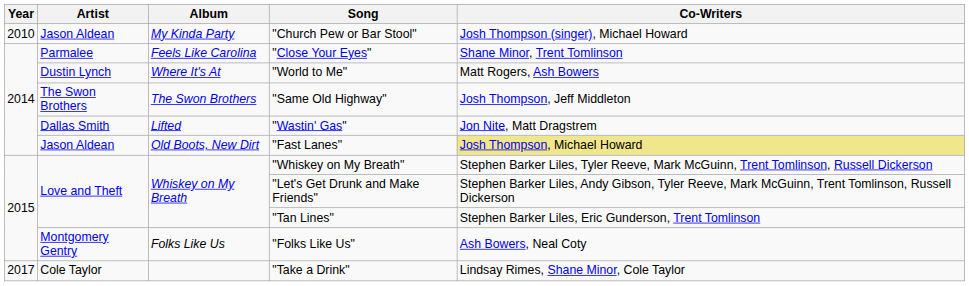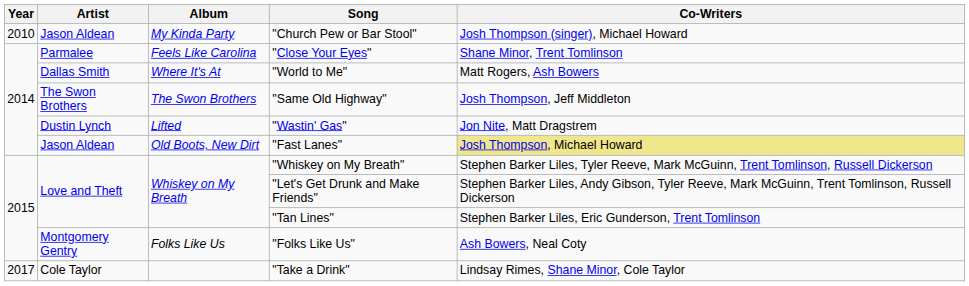(76, 72) Dustin Lynch -> (75, 72) Dallas Smith
(75, 125) Dallas Smith -> (76, 125) Dustin Lynch
